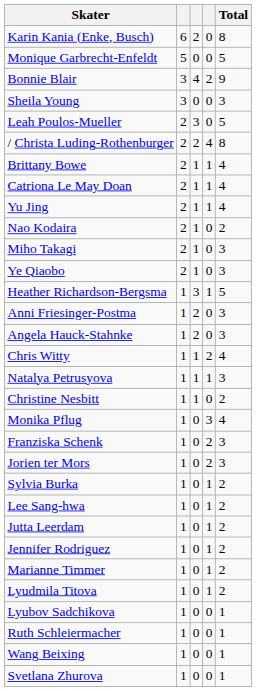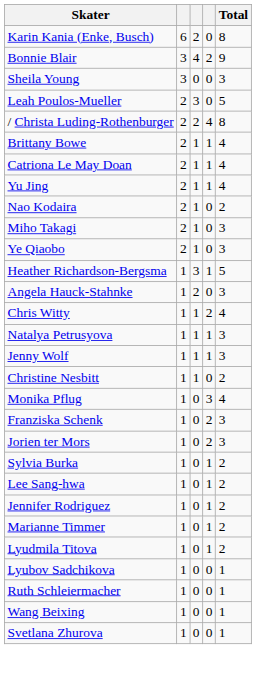- row: (82, 57)
- row: (72, 313)
+ row: (38, 356)
- row: (46, 526)
